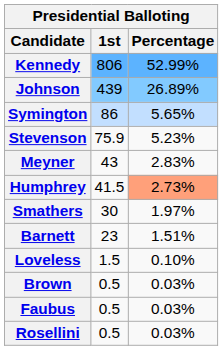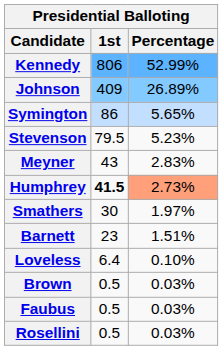(109, 89) 439 -> (109, 89) 409
(109, 138) 75.9 -> (109, 138) 79.5
(109, 187) normal -> (109, 187) bold
(109, 260) 1.5 -> (109, 260) 6.4
